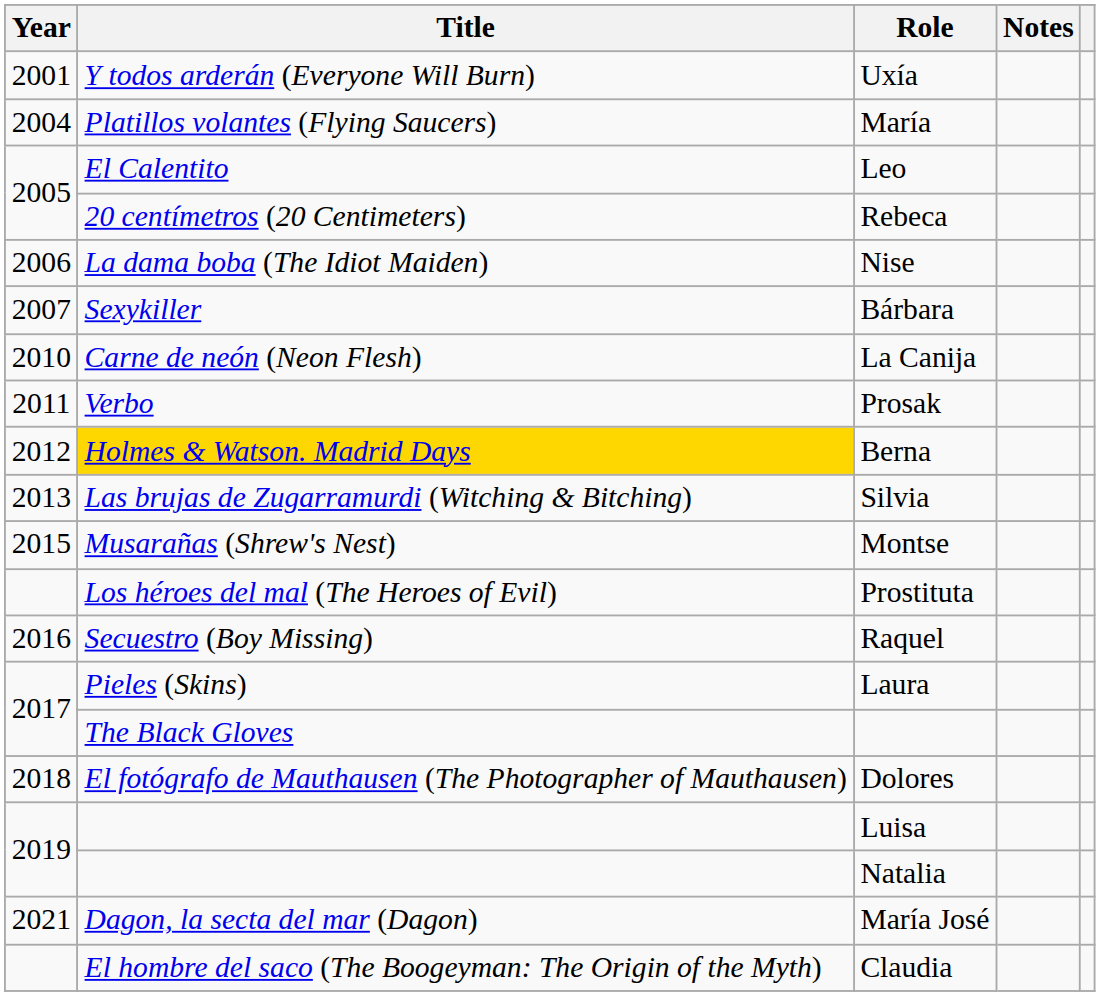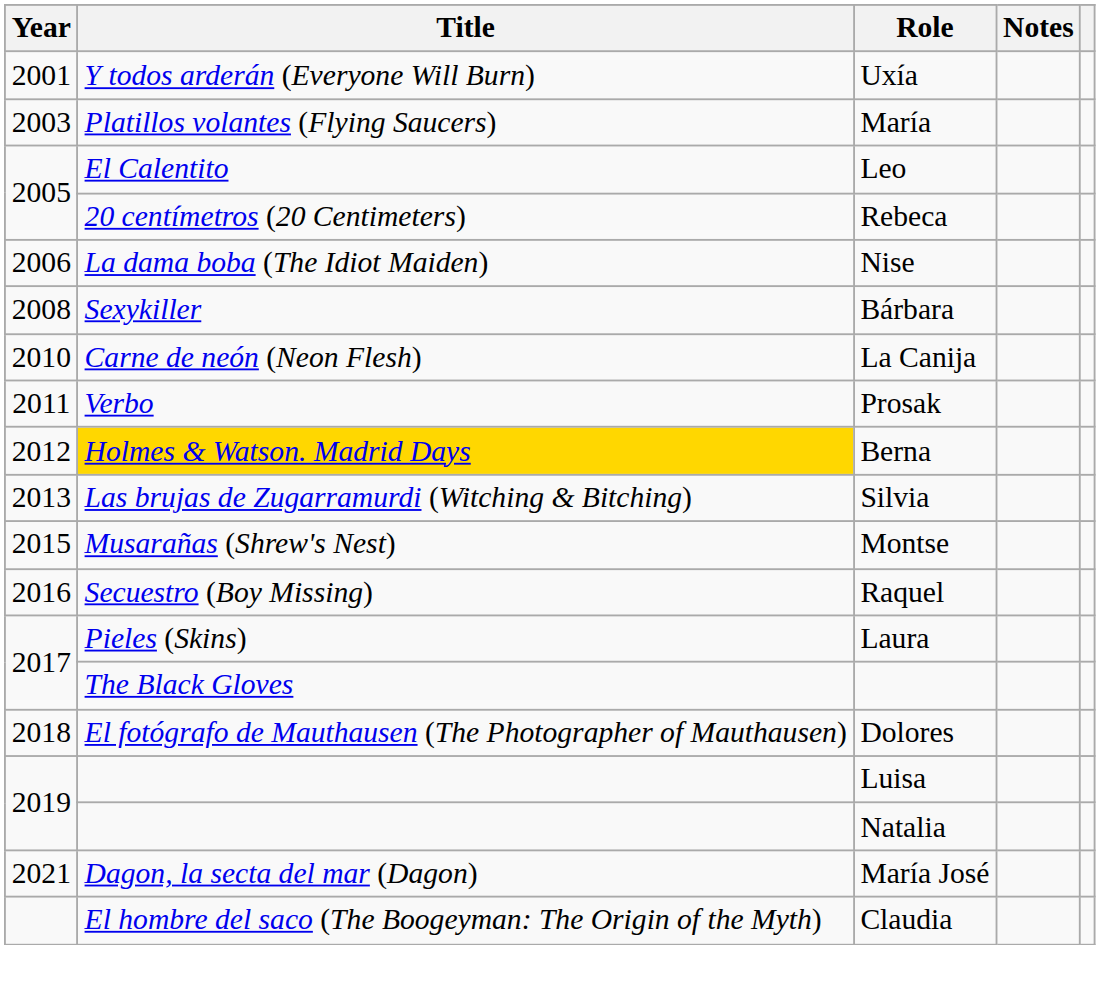(41, 121) 2004 -> (41, 121) 2003
(41, 309) 2007 -> (41, 309) 2008
- row: (917, 591)
